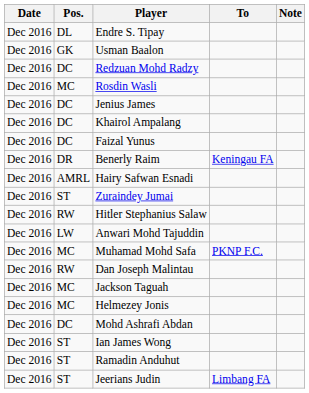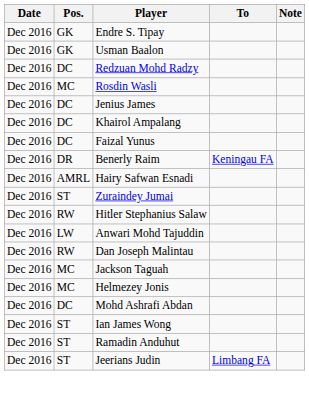(64, 31) DL -> (65, 31) GK
- row: (146, 251)
